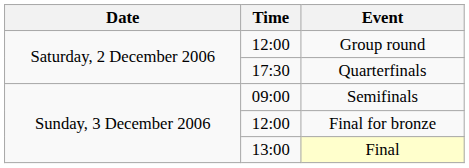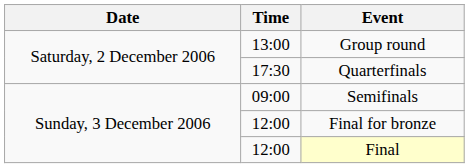(271, 44) 12:00 -> (271, 44) 13:00
(271, 149) 13:00 -> (271, 149) 12:00
